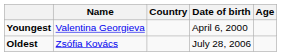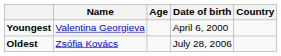columns swapped: (168, 12) <-> (265, 12)
